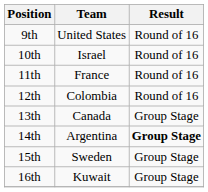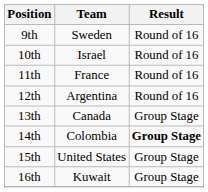(92, 34) United States -> (92, 34) Sweden
(92, 95) Colombia -> (92, 95) Argentina
(92, 136) Argentina -> (92, 136) Colombia
(92, 156) Sweden -> (92, 156) United States
